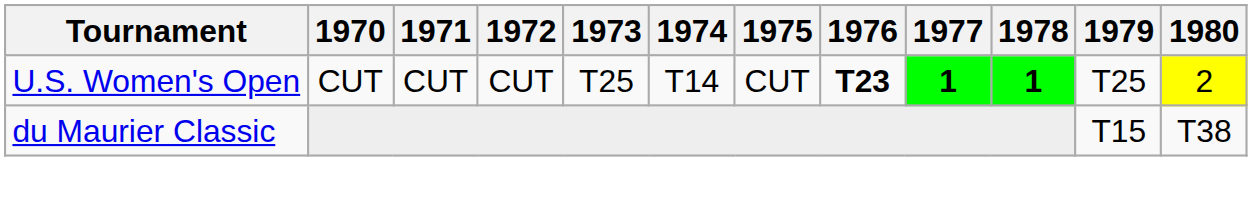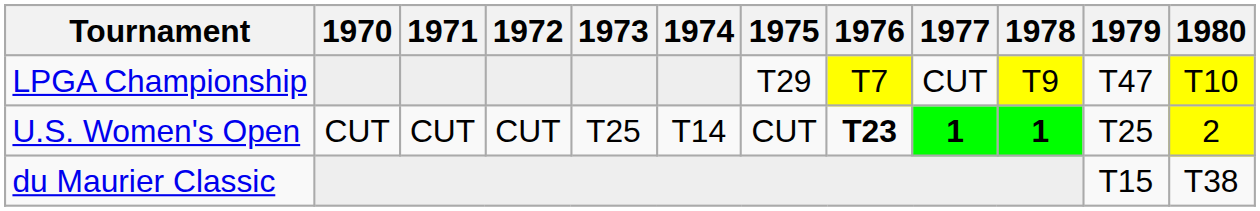+ row: (160, 81)
